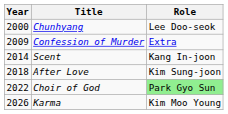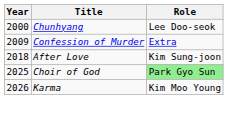- row: (47, 57)
(18, 87) 2022 -> (18, 72) 2025
